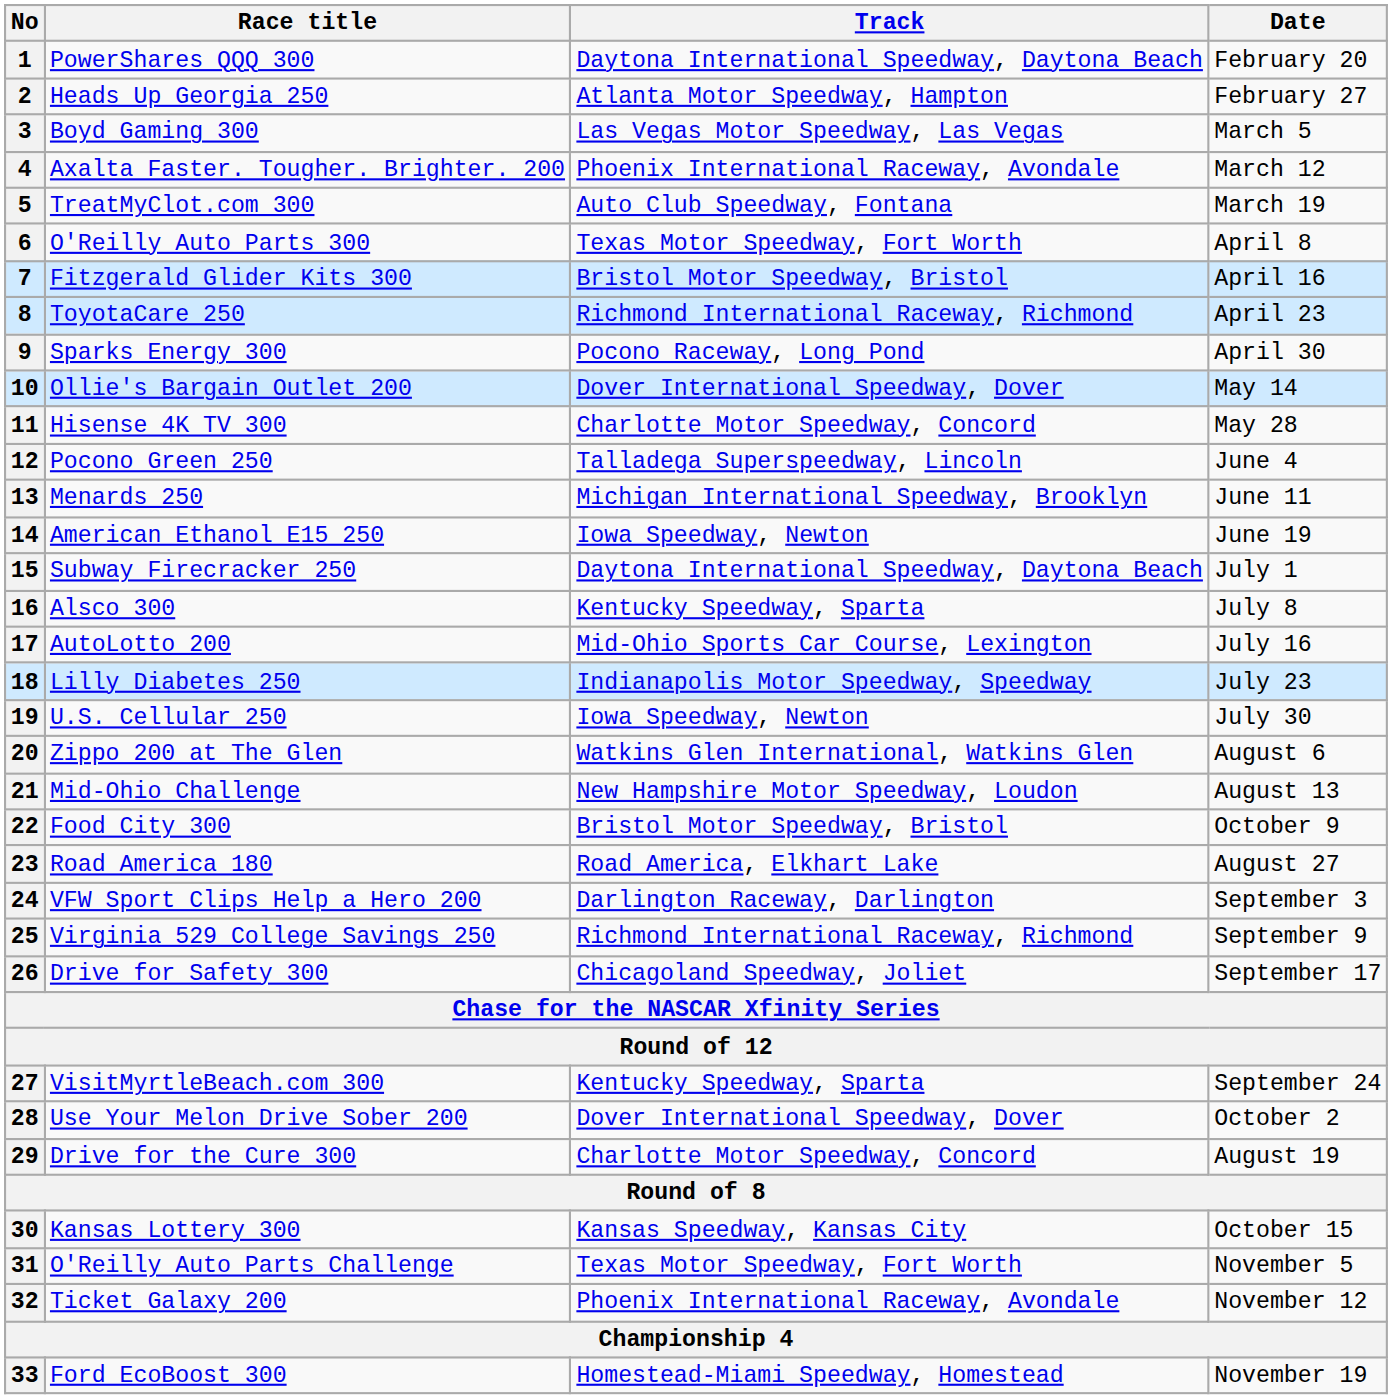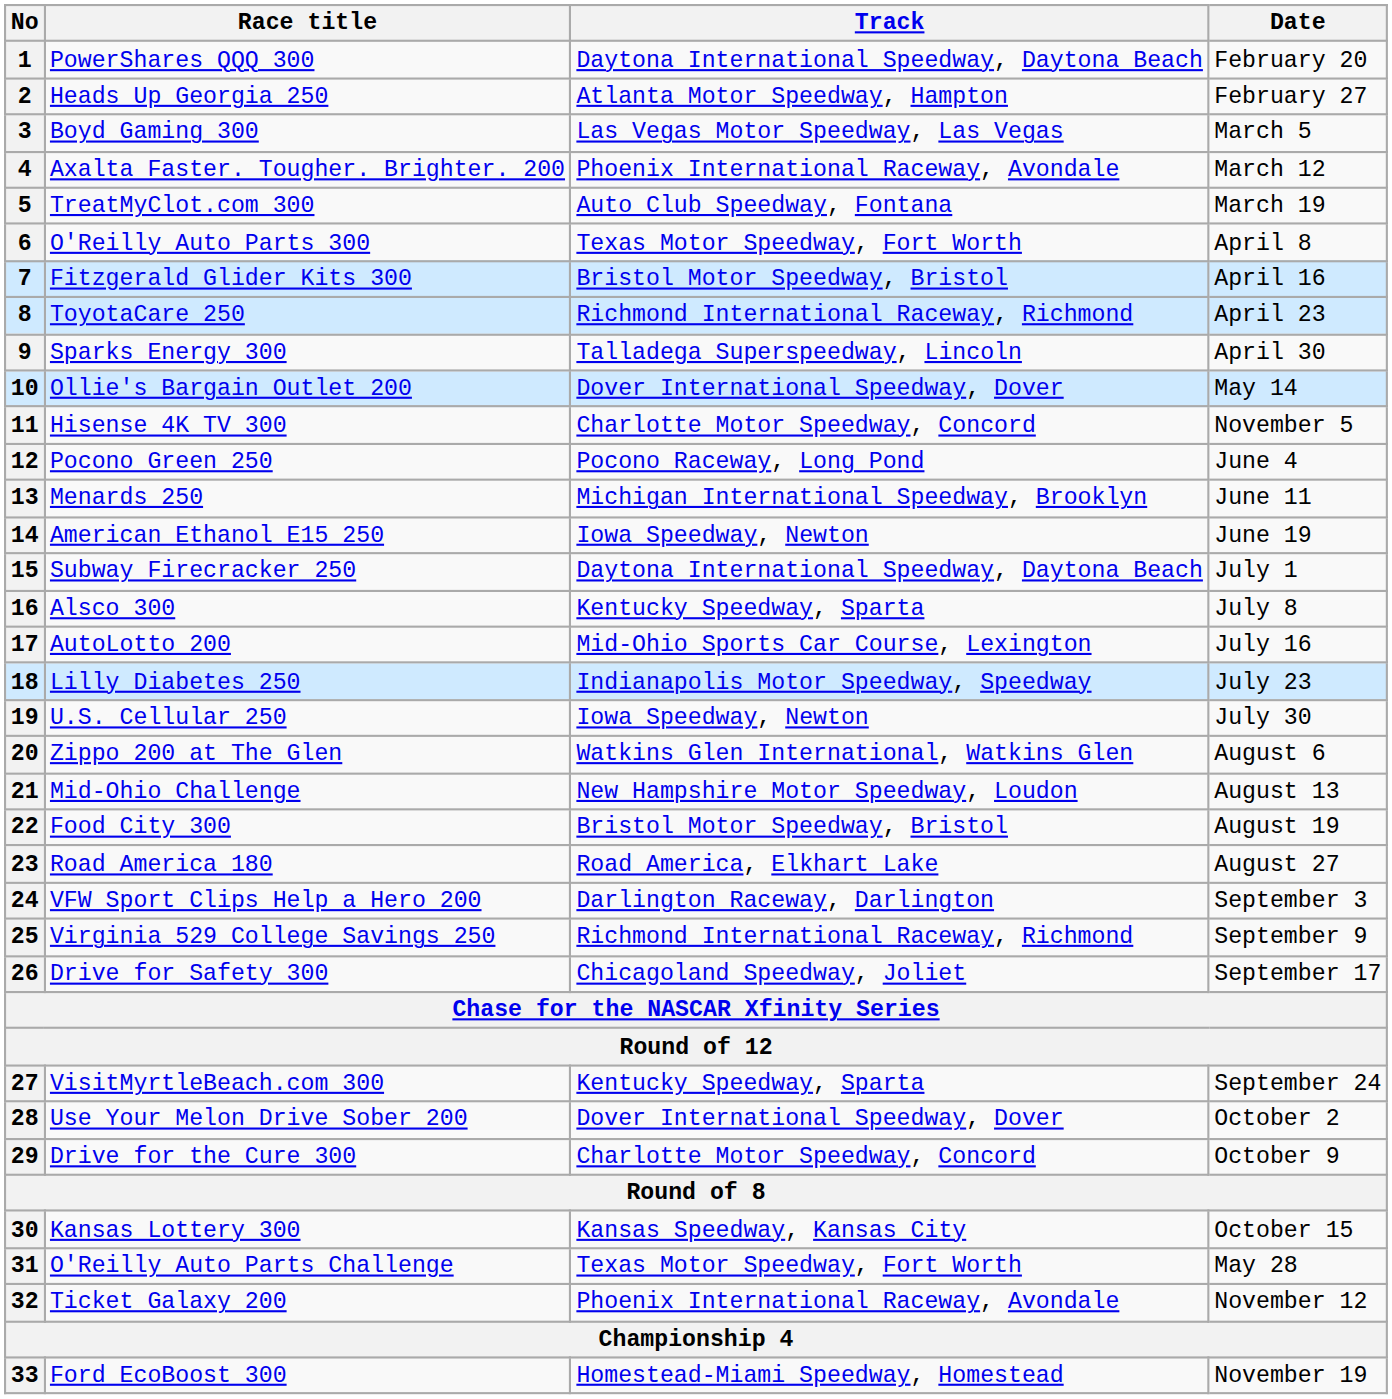(750, 352) Pocono Raceway, Long Pond -> (799, 352) Talladega Superspeedway, Lincoln
(1256, 425) May 28 -> (1284, 425) November 5
(799, 462) Talladega Superspeedway, Lincoln -> (750, 462) Pocono Raceway, Long Pond
(1277, 828) October 9 -> (1277, 828) August 19
(1277, 1157) August 19 -> (1277, 1157) October 9
(1284, 1266) November 5 -> (1256, 1266) May 28
